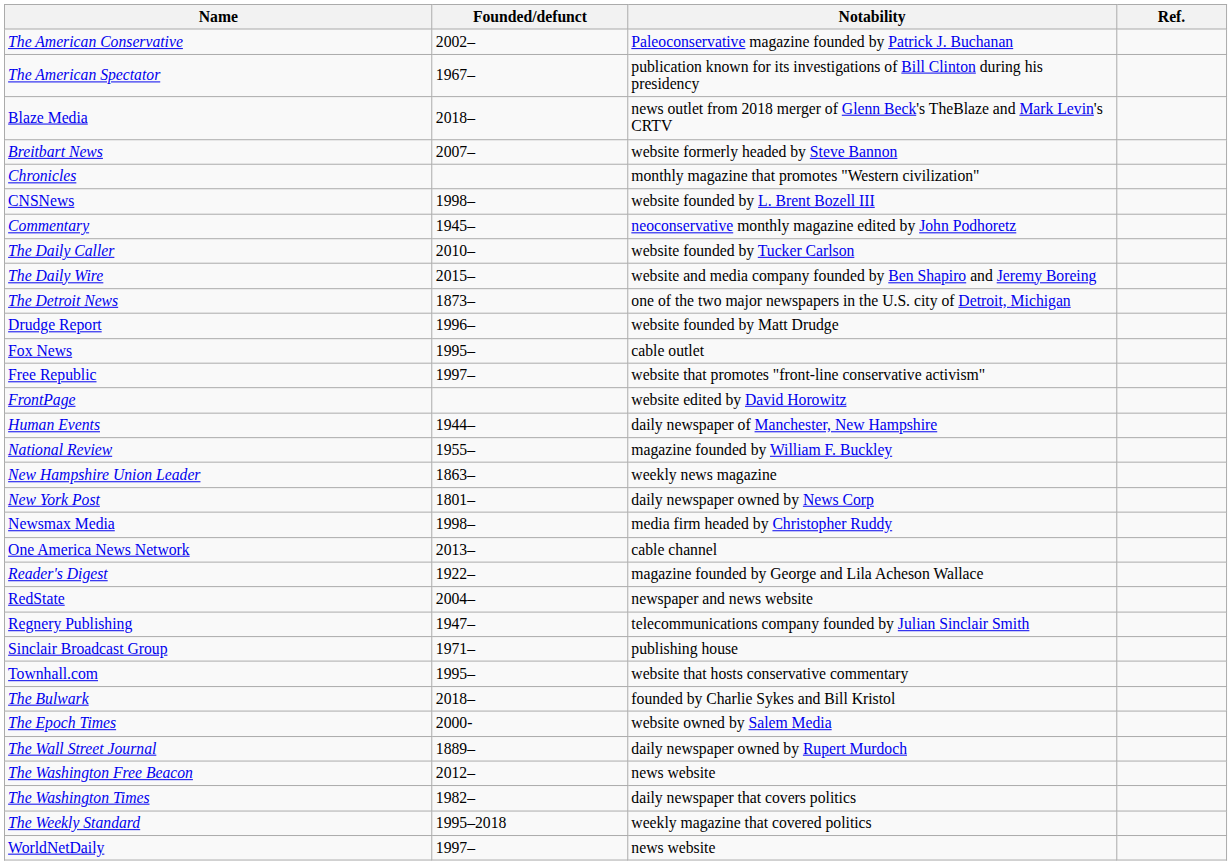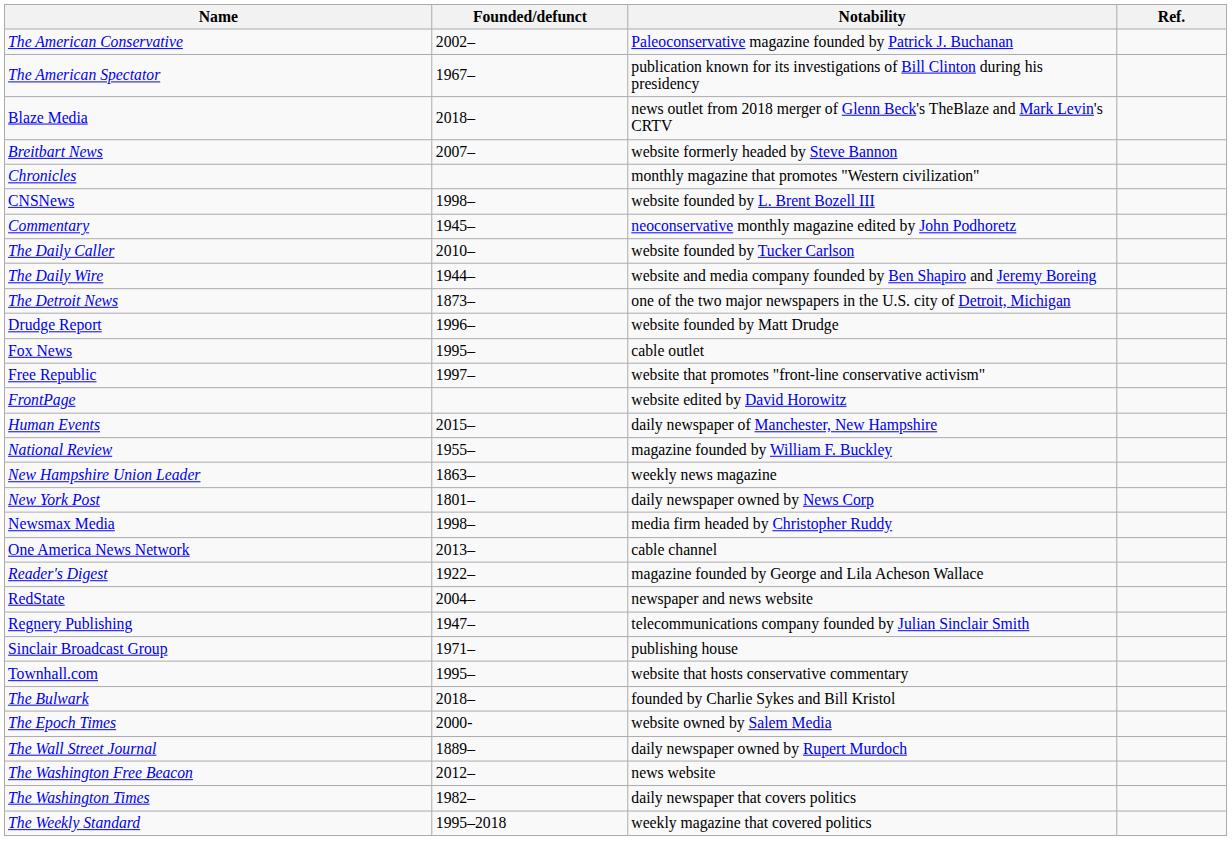(455, 276) 2015– -> (455, 276) 1944–
(455, 425) 1944– -> (455, 425) 2015–
- row: (56, 847)
